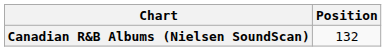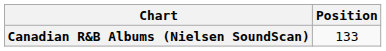(347, 36) 132 -> (347, 36) 133
